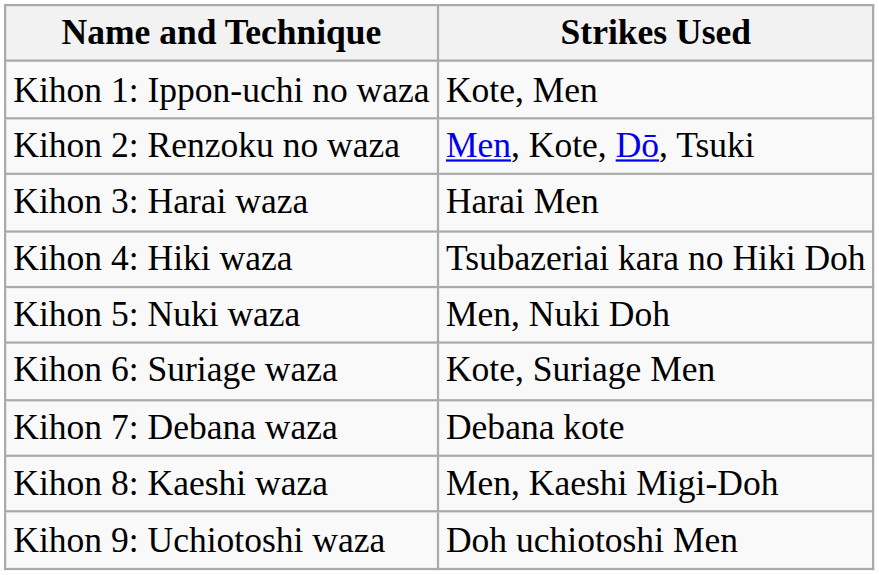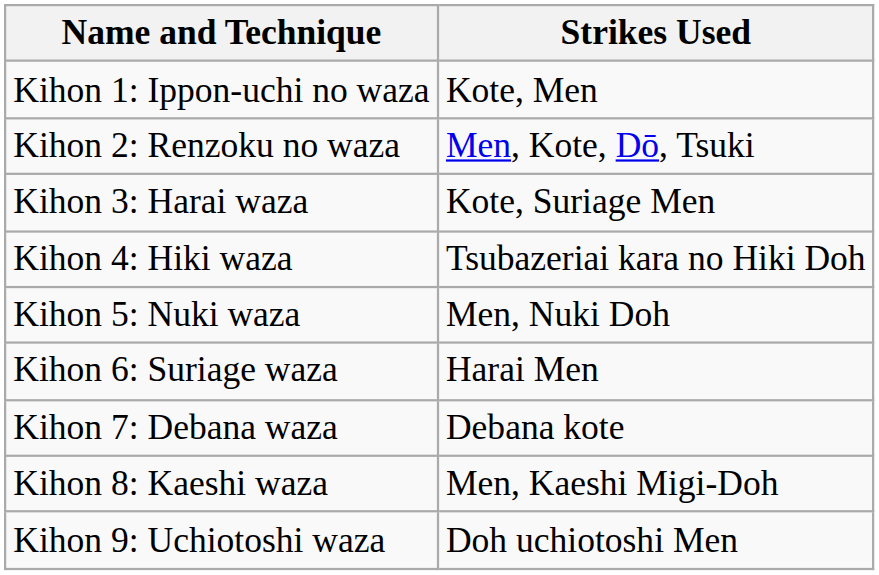(522, 201) Harai Men -> (581, 201) Kote, Suriage Men
(581, 370) Kote, Suriage Men -> (522, 370) Harai Men
